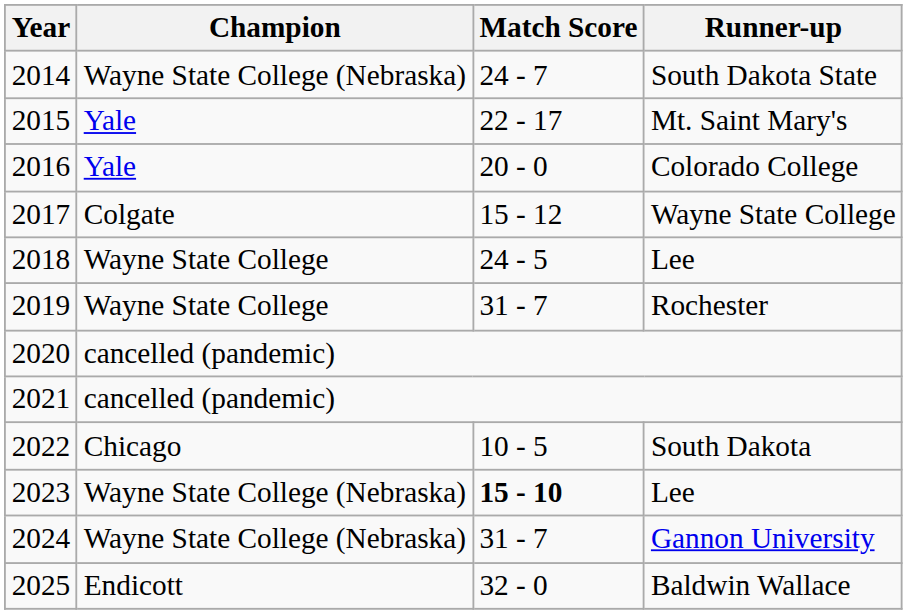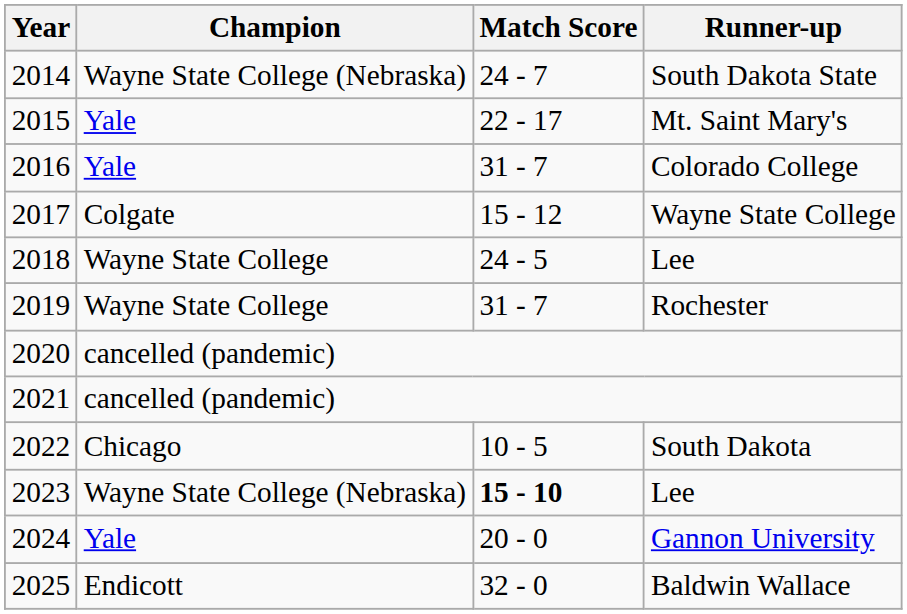(514, 167) 20 - 0 -> (514, 167) 31 - 7
(275, 538) Wayne State College (Nebraska) -> (110, 538) Yale
(514, 538) 31 - 7 -> (514, 538) 20 - 0
